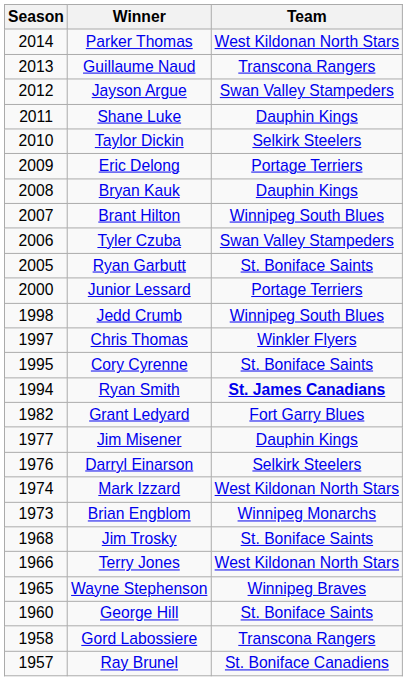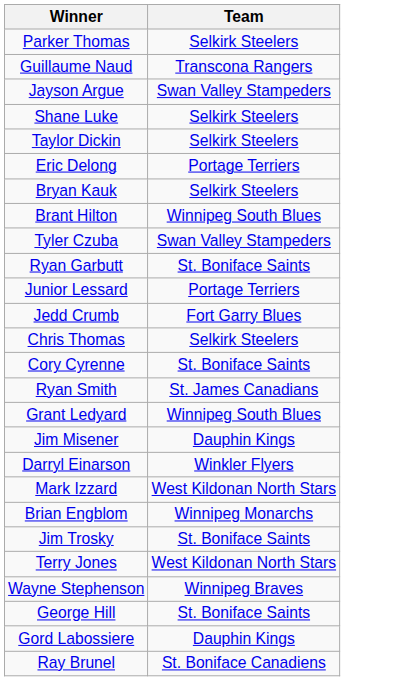- column: (36, 16)
(307, 41) West Kildonan North Stars -> (244, 41) Selkirk Steelers
(307, 116) Dauphin Kings -> (244, 116) Selkirk Steelers
(307, 191) Dauphin Kings -> (244, 191) Selkirk Steelers
(307, 315) Winnipeg South Blues -> (244, 315) Fort Garry Blues
(307, 340) Winkler Flyers -> (244, 340) Selkirk Steelers
(307, 389) bold -> (244, 389) normal
(307, 414) Fort Garry Blues -> (244, 414) Winnipeg South Blues
(307, 464) Selkirk Steelers -> (244, 464) Winkler Flyers
(307, 638) Transcona Rangers -> (244, 638) Dauphin Kings
